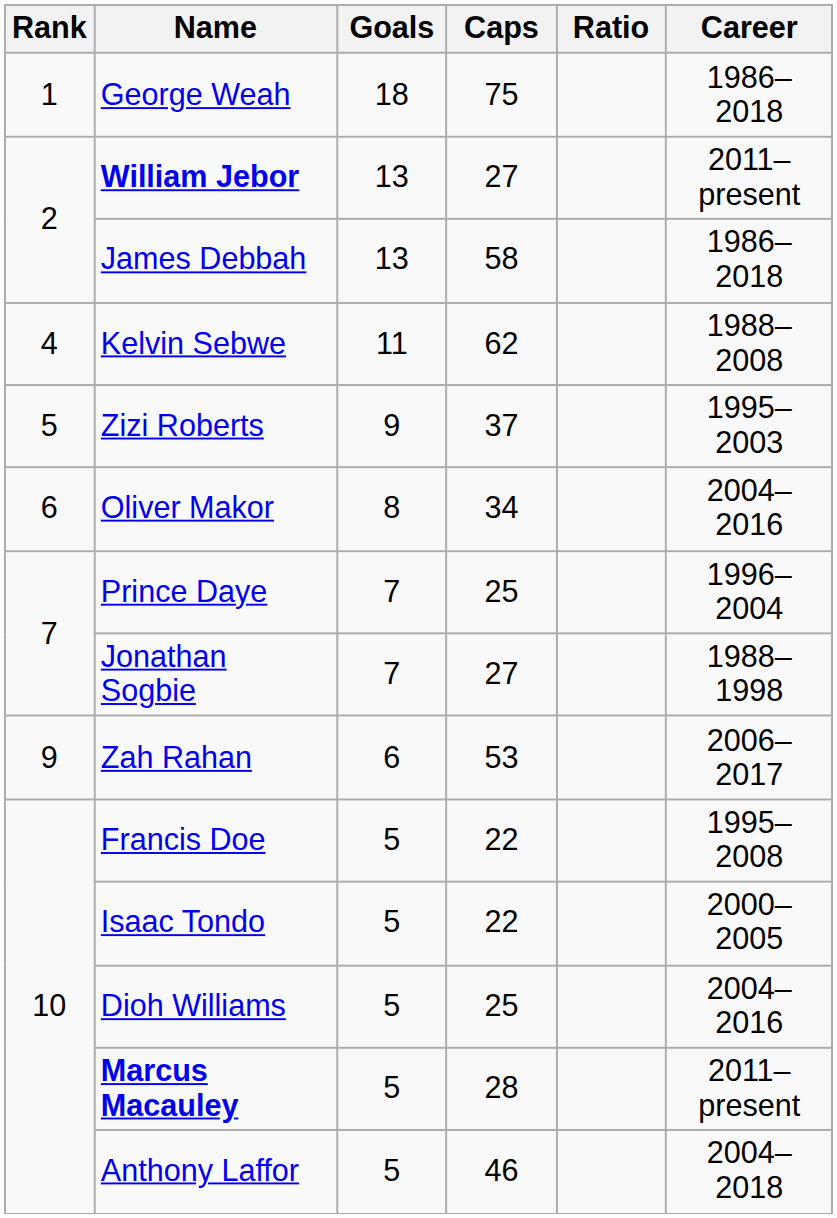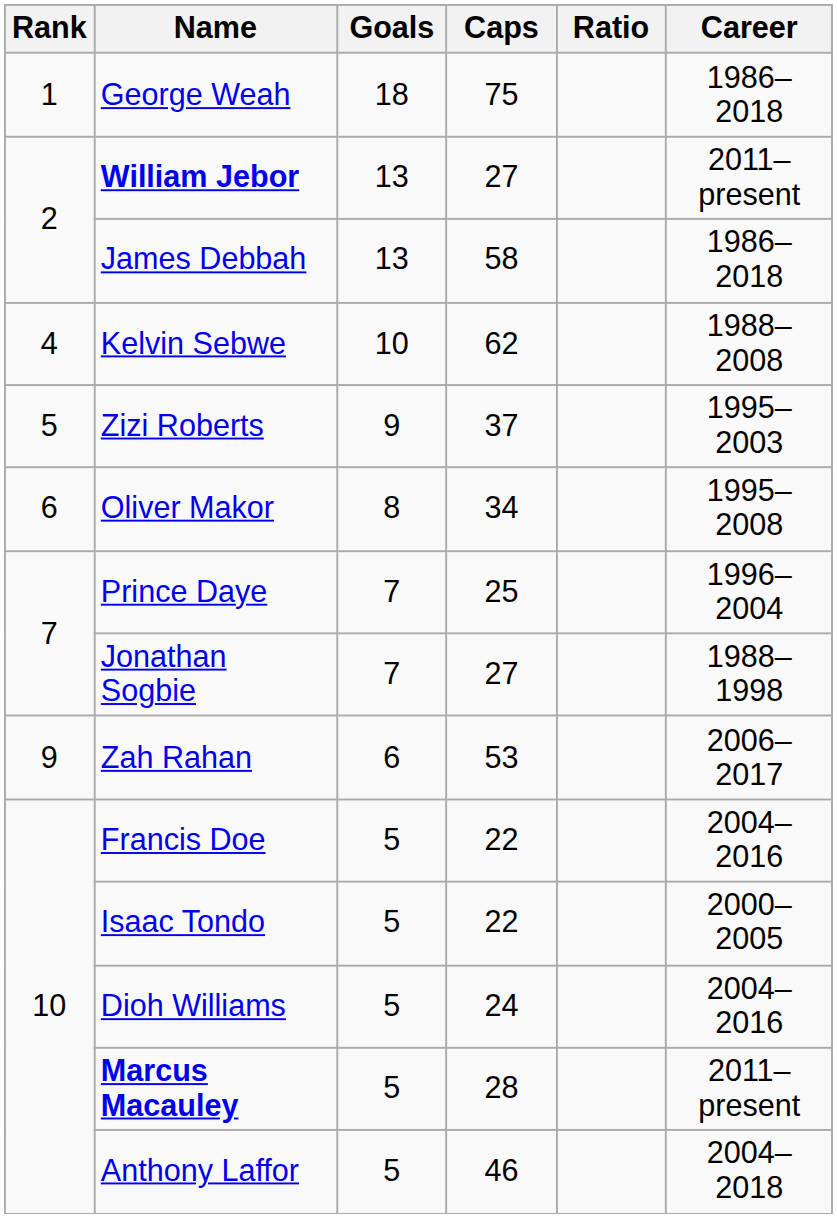(392, 342) 11 -> (392, 342) 10
(749, 508) 2004–2016 -> (749, 508) 1995–2008
(749, 840) 1995–2008 -> (749, 840) 2004–2016
(501, 1005) 25 -> (501, 1005) 24
